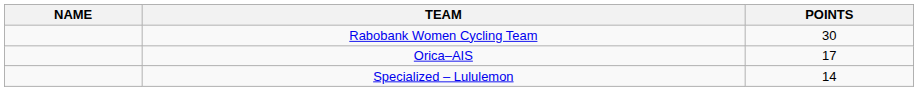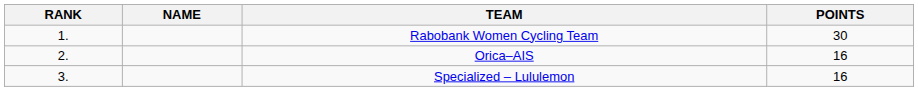+ column: (63, 15)
(829, 56) 17 -> (840, 56) 16
(829, 77) 14 -> (840, 77) 16
